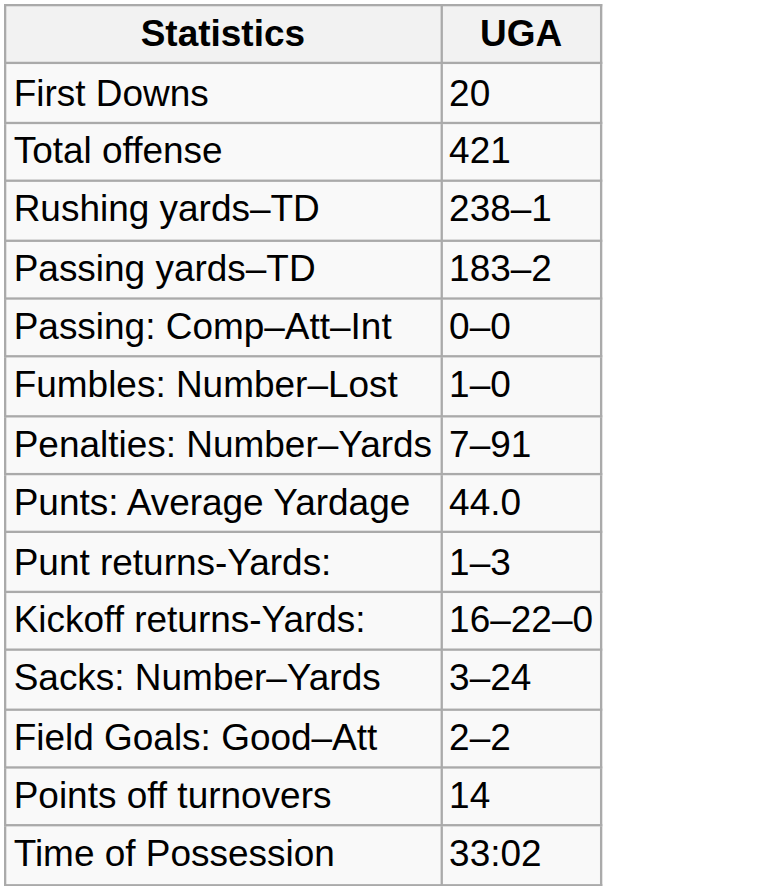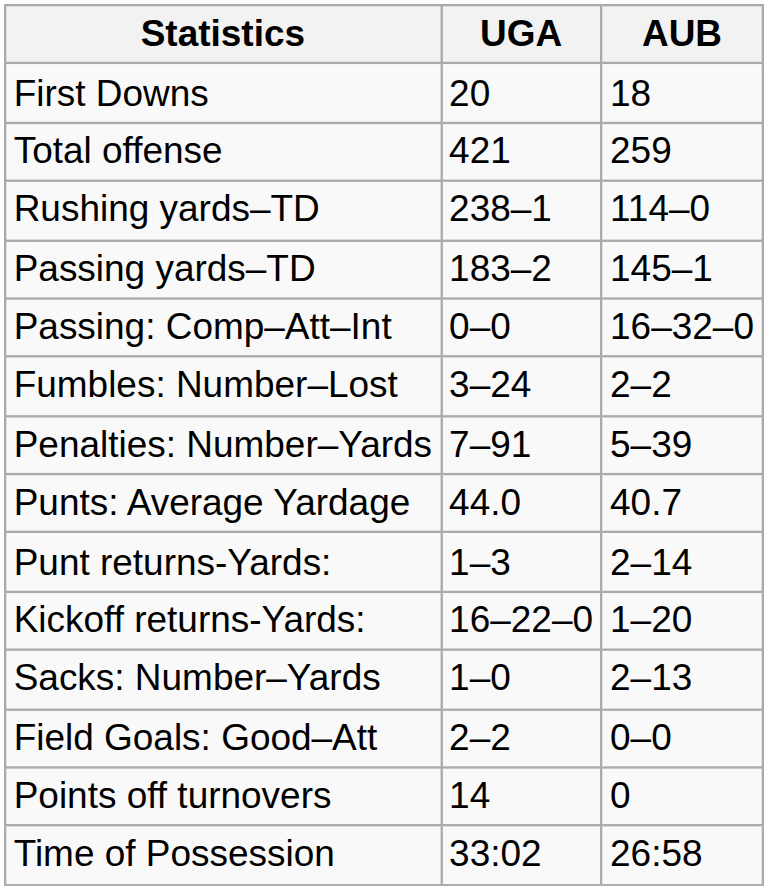+ column: (682, 33)
(480, 385) 1–0 -> (490, 385) 3–24
(490, 678) 3–24 -> (480, 678) 1–0
